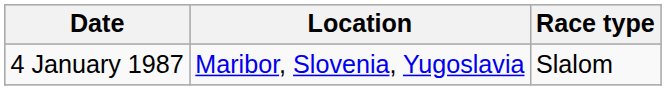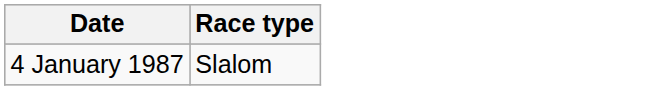- column: (360, 24)
